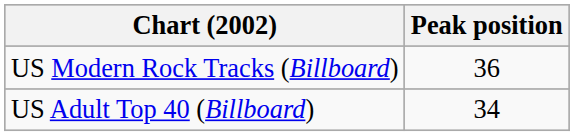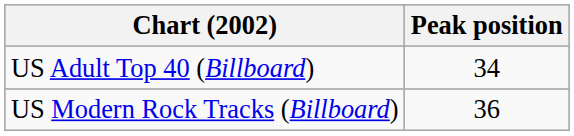rows swapped: (163, 109) <-> (205, 67)
